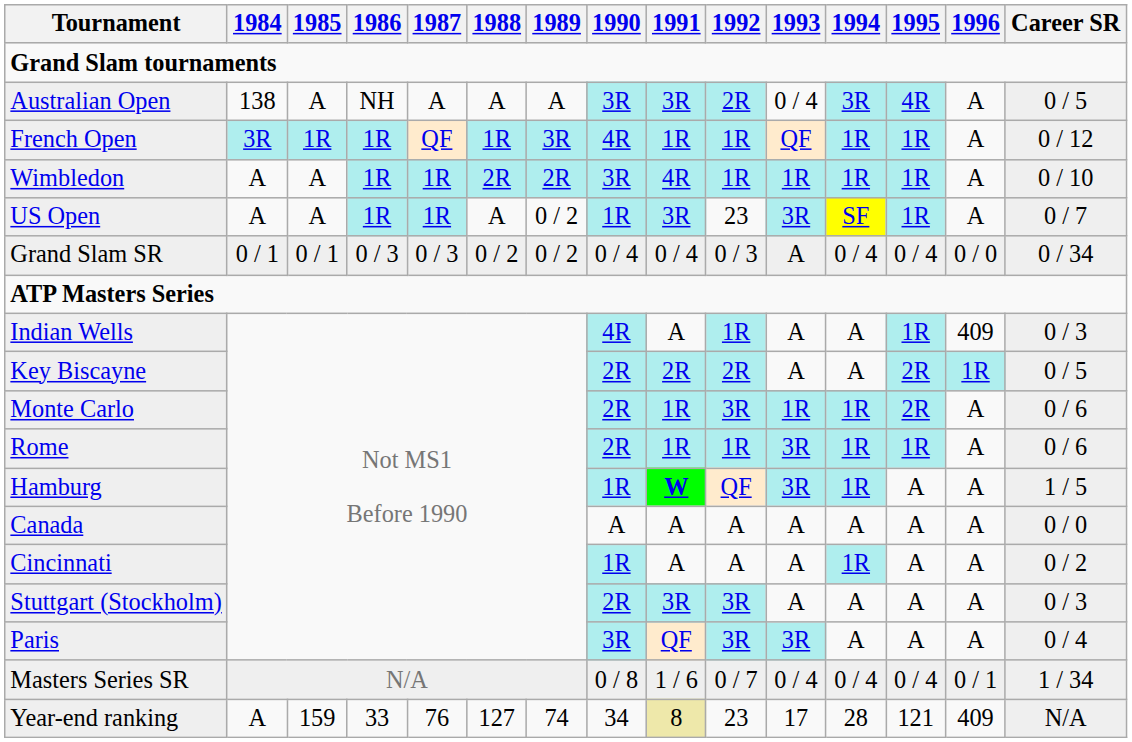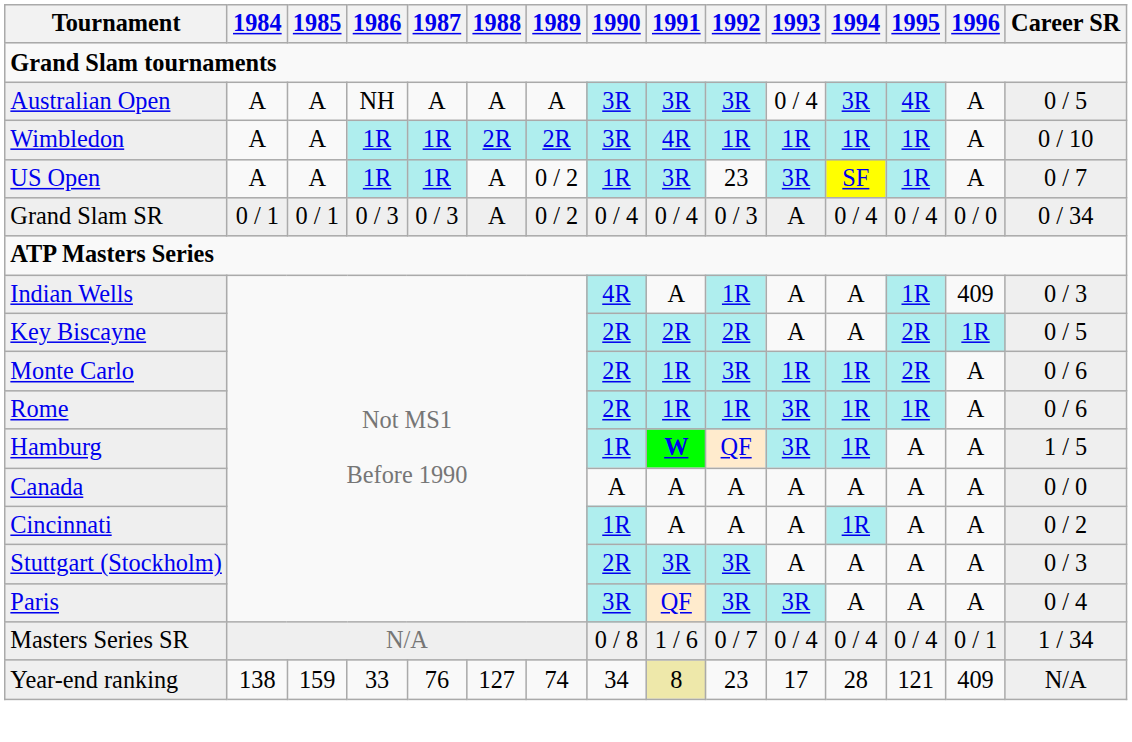(257, 100) 138 -> (257, 100) A
(736, 100) 2R -> (736, 100) 3R
- row: (74, 139)
(497, 255) 0 / 2 -> (497, 216) A
(257, 718) A -> (257, 679) 138
